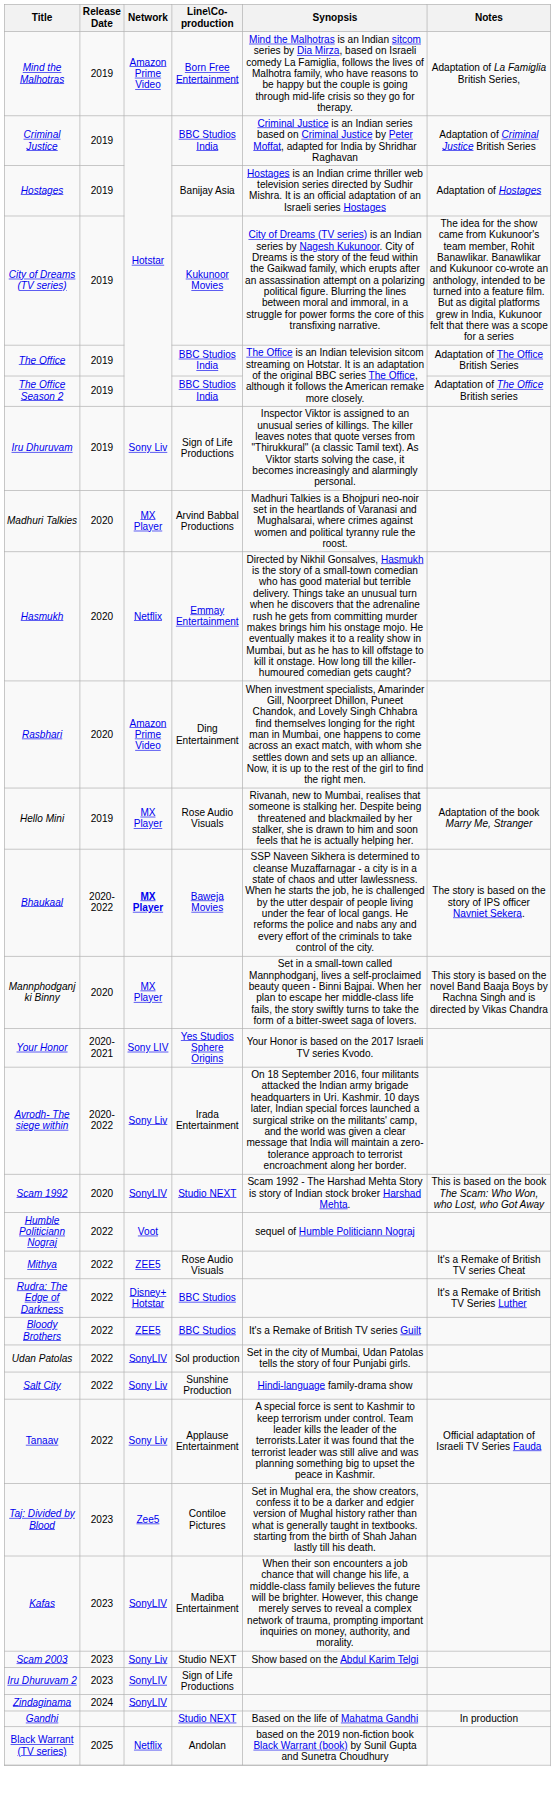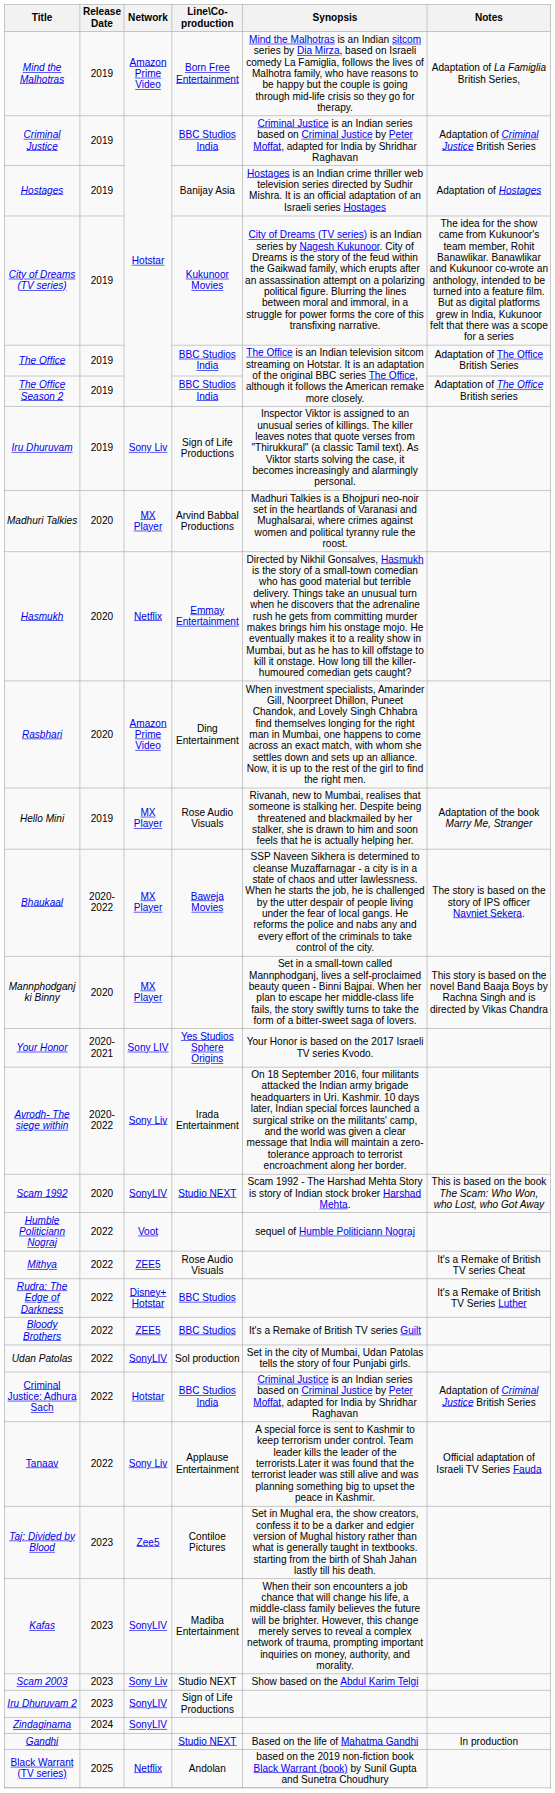(148, 902) bold -> (148, 902) normal
- row: (42, 1385)
+ row: (42, 1397)
